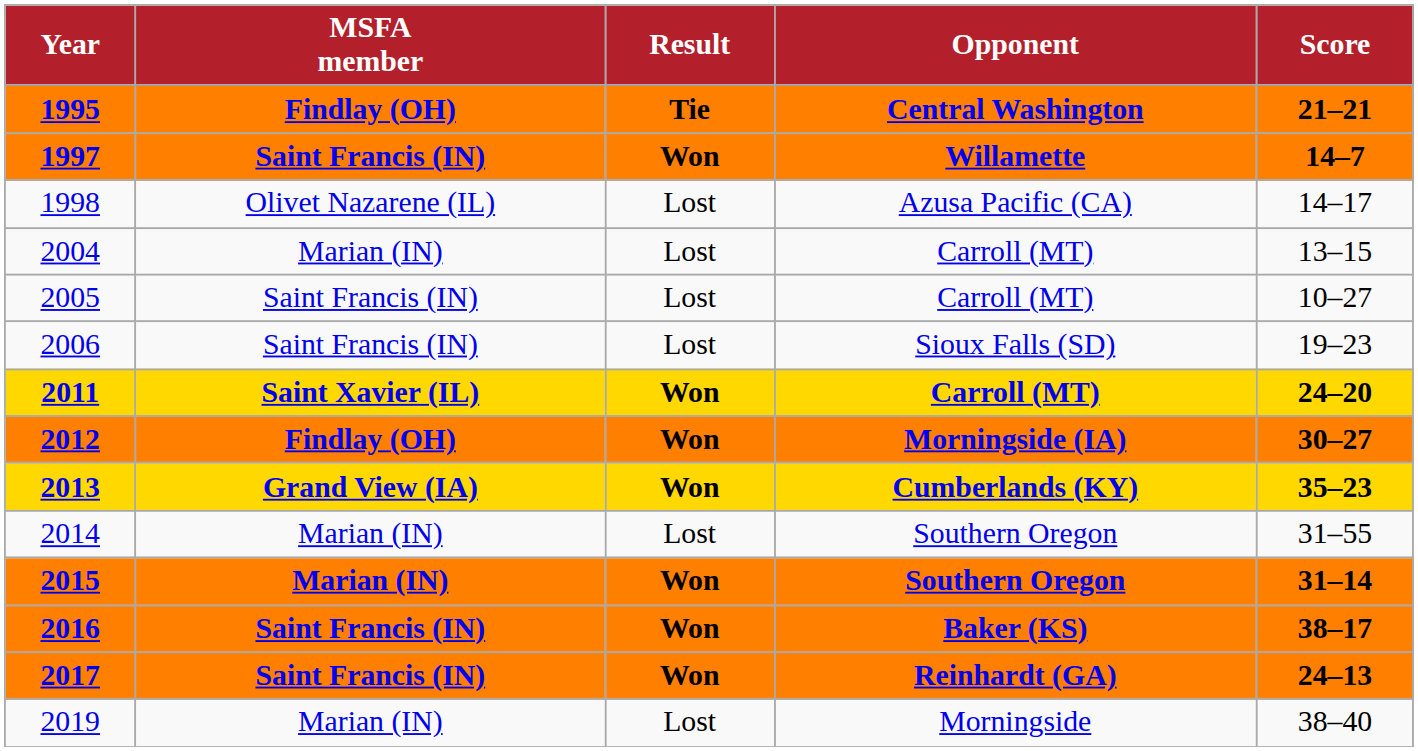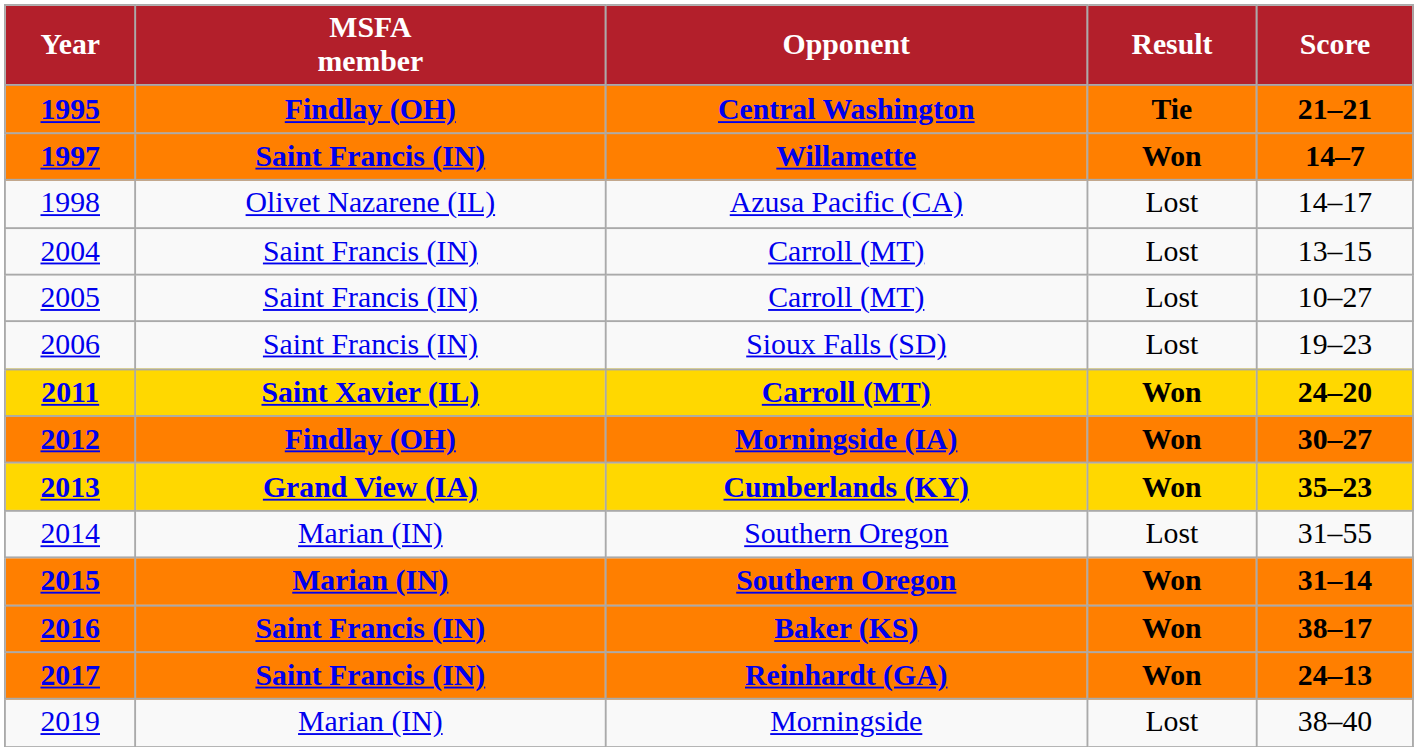columns swapped: (1015, 44) <-> (690, 44)
(370, 250) Marian (IN) -> (370, 250) Saint Francis (IN)
